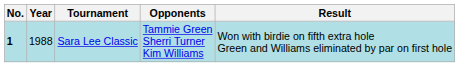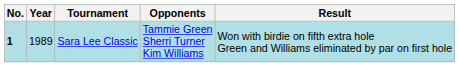(41, 42) 1988 -> (41, 42) 1989
